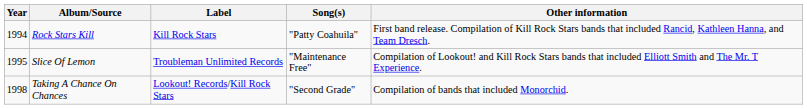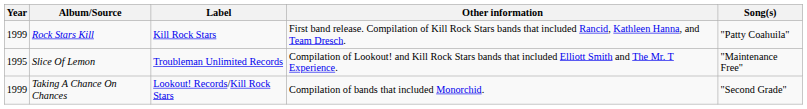columns swapped: (329, 12) <-> (587, 12)
(17, 34) 1994 -> (17, 34) 1999
(17, 90) 1998 -> (17, 90) 1999
